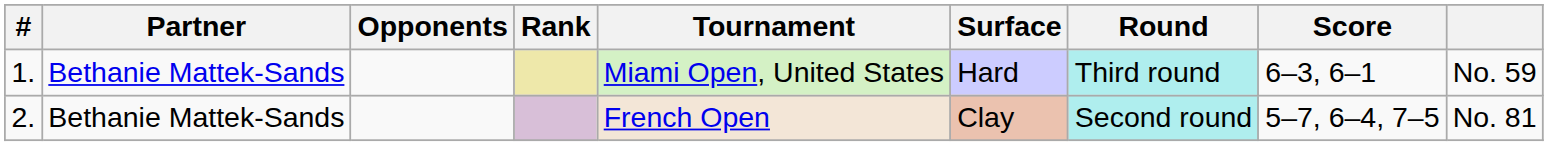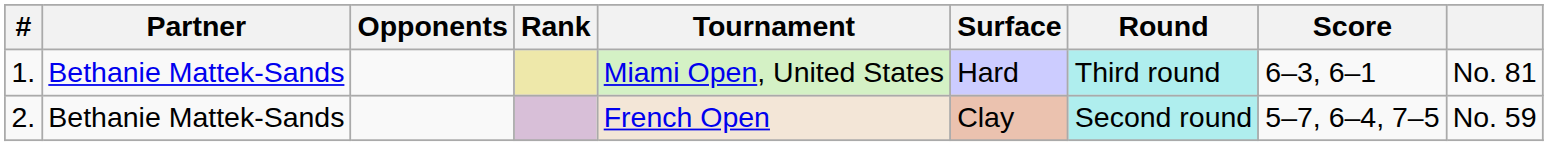(1495, 72) No. 59 -> (1495, 72) No. 81
(1495, 117) No. 81 -> (1495, 117) No. 59
